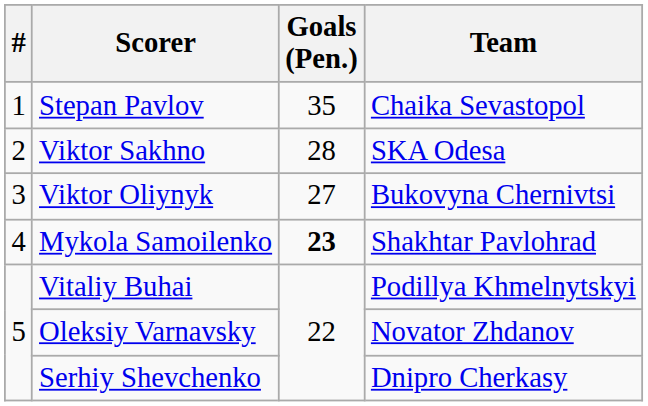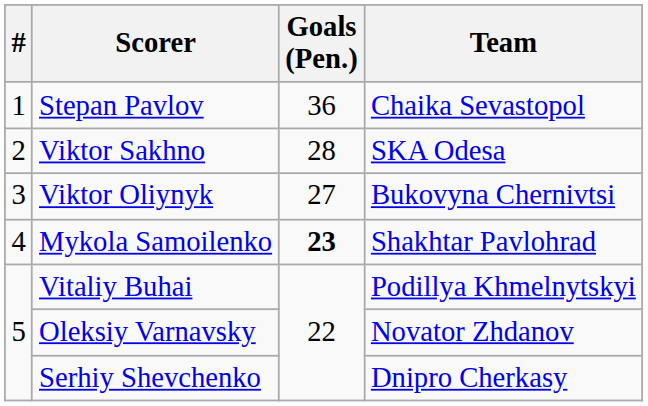(322, 104) 35 -> (322, 104) 36
